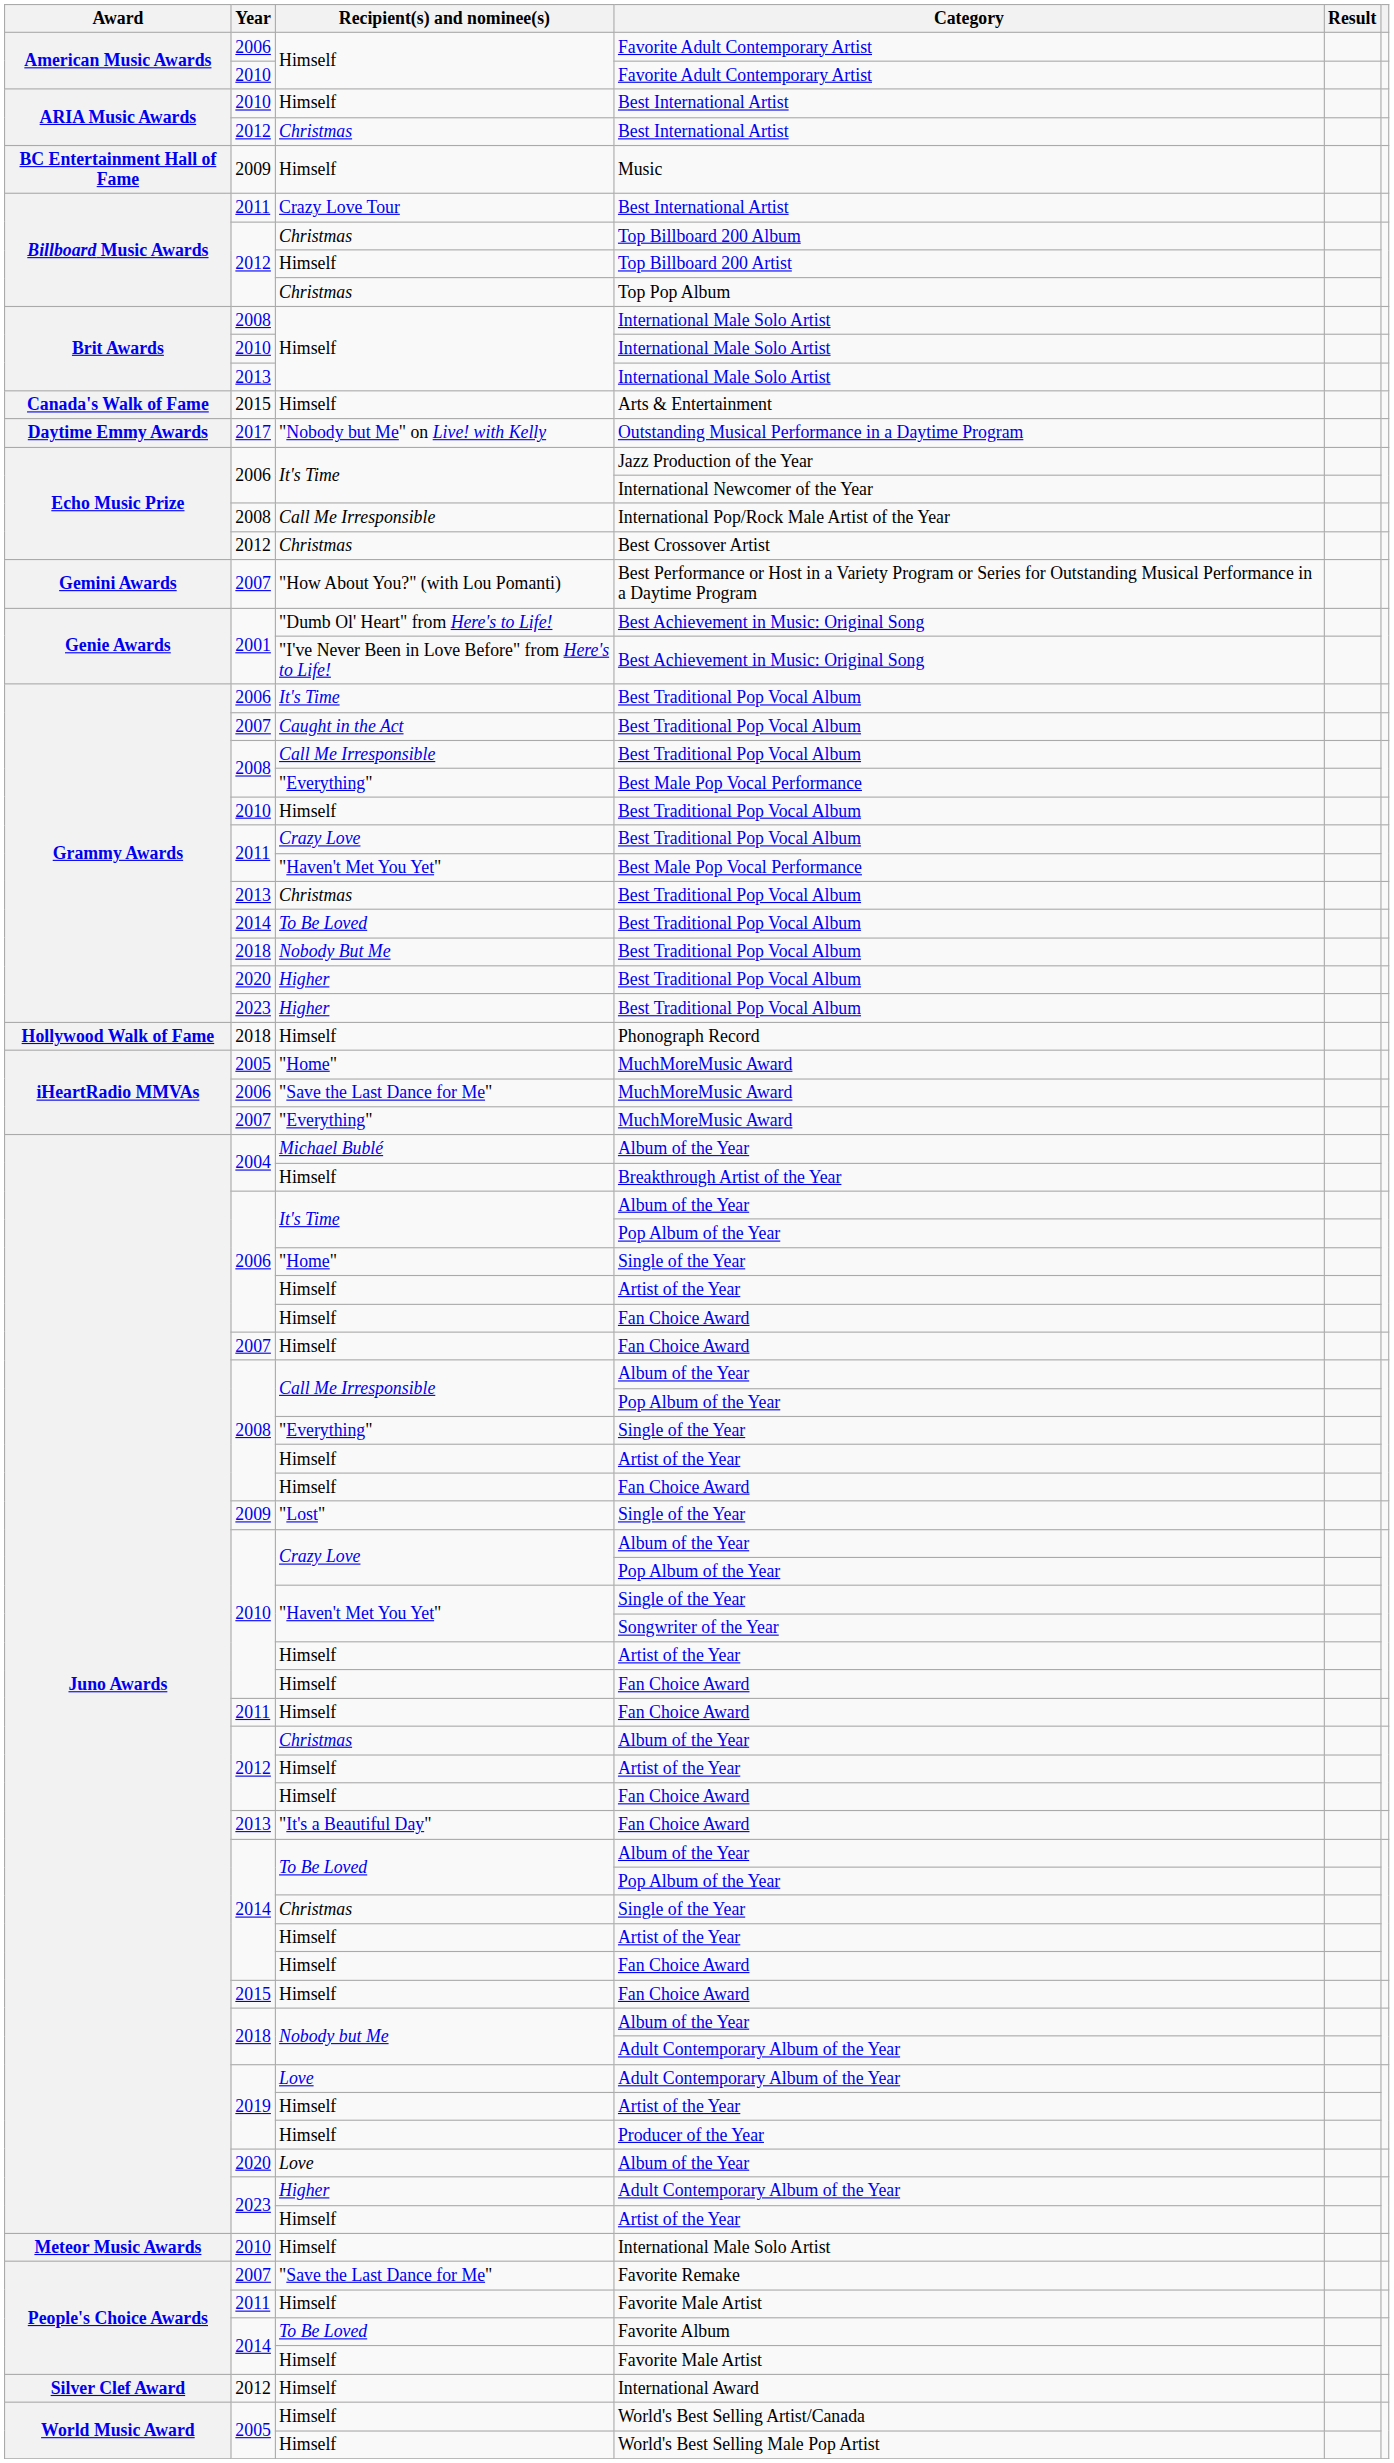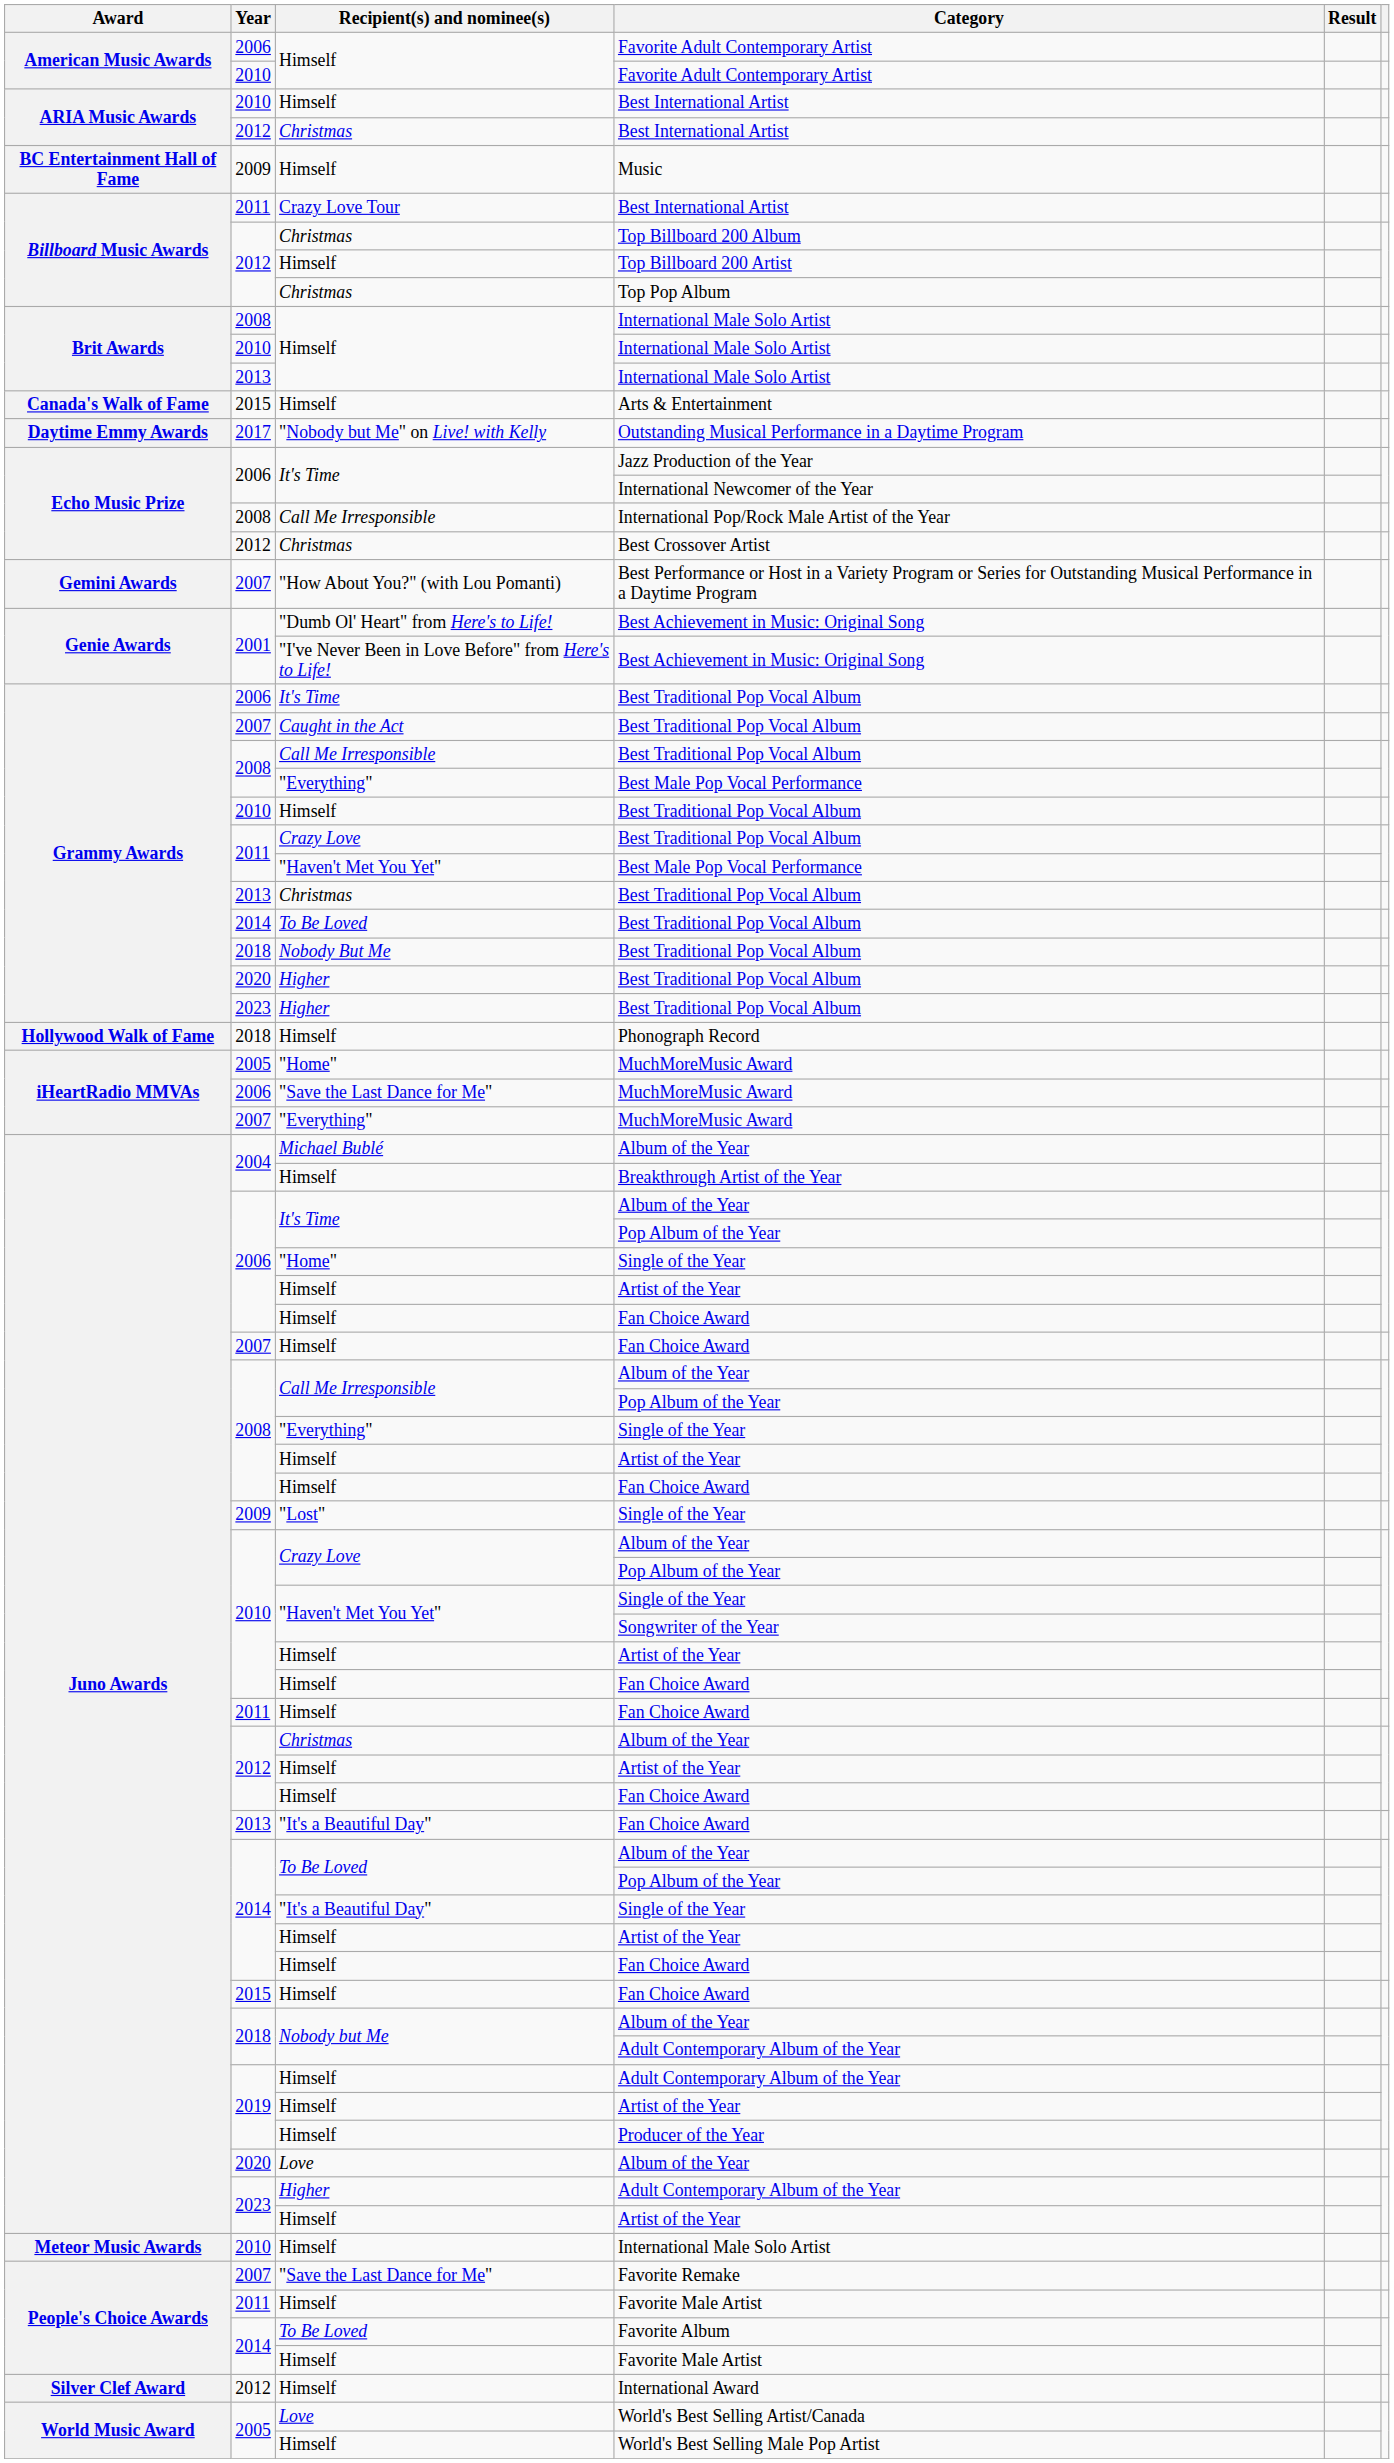(316, 1909) Christmas -> (355, 1909) "It's a Beautiful Day"
(296, 2078) Love -> (308, 2078) Himself
(308, 2416) Himself -> (296, 2416) Love
